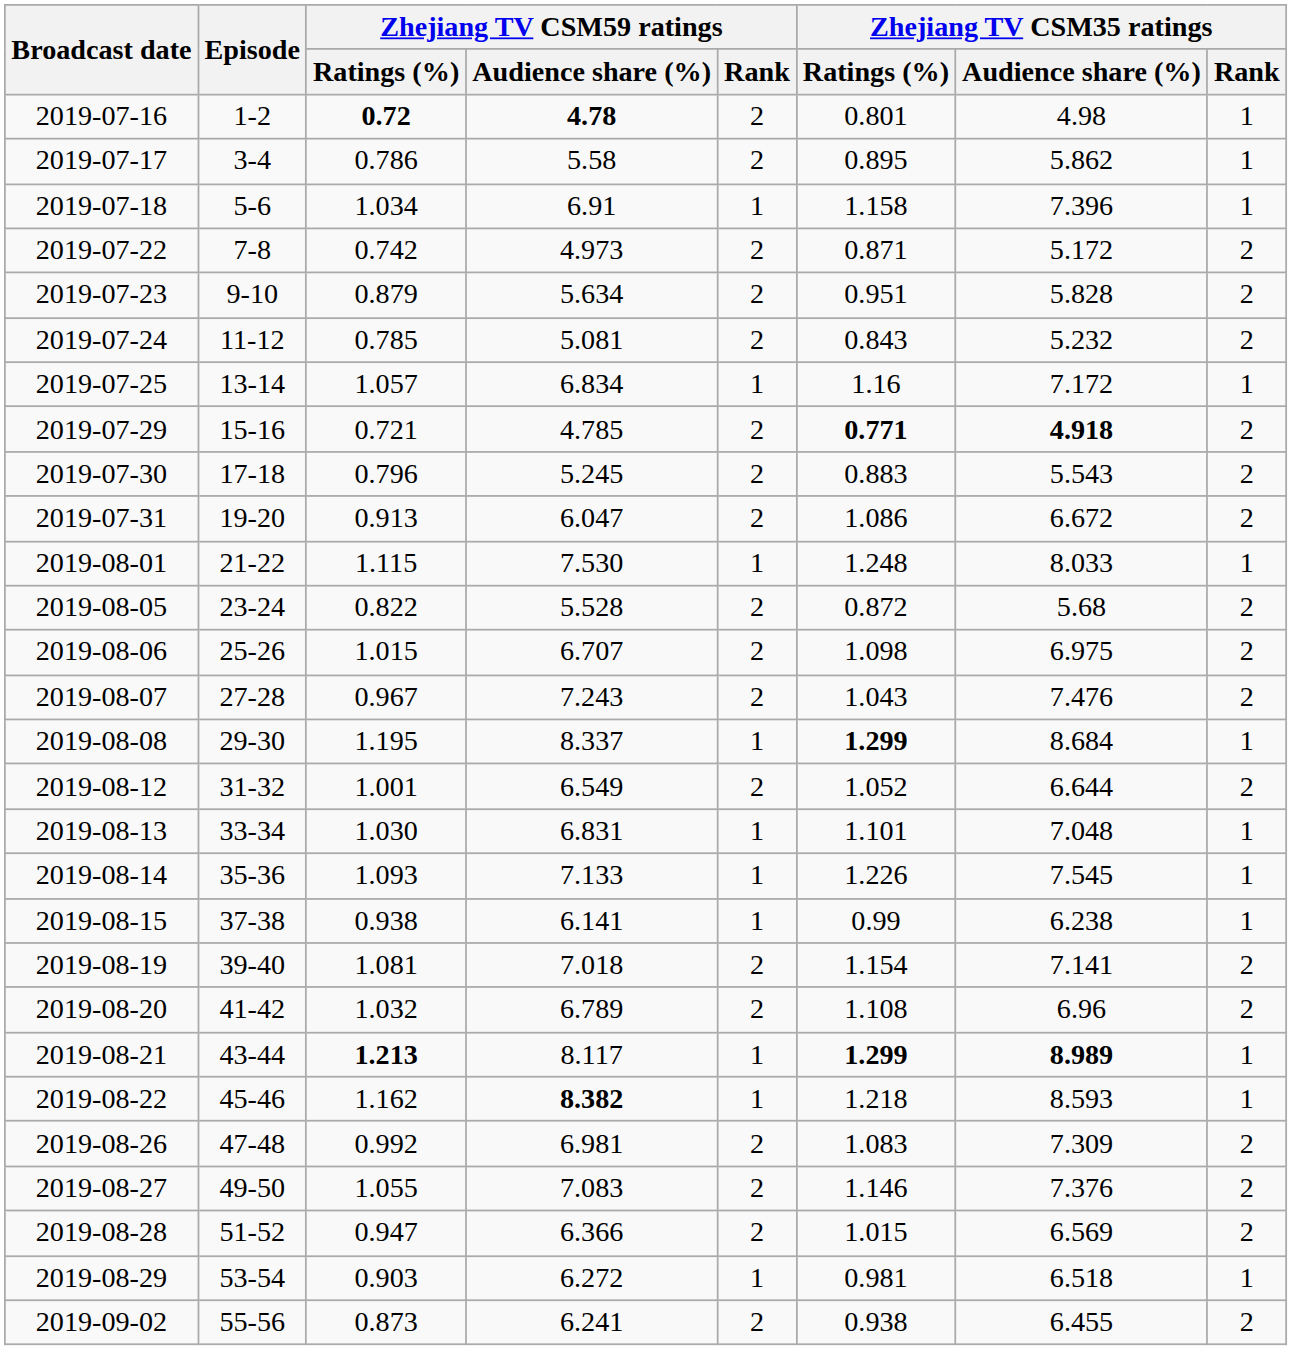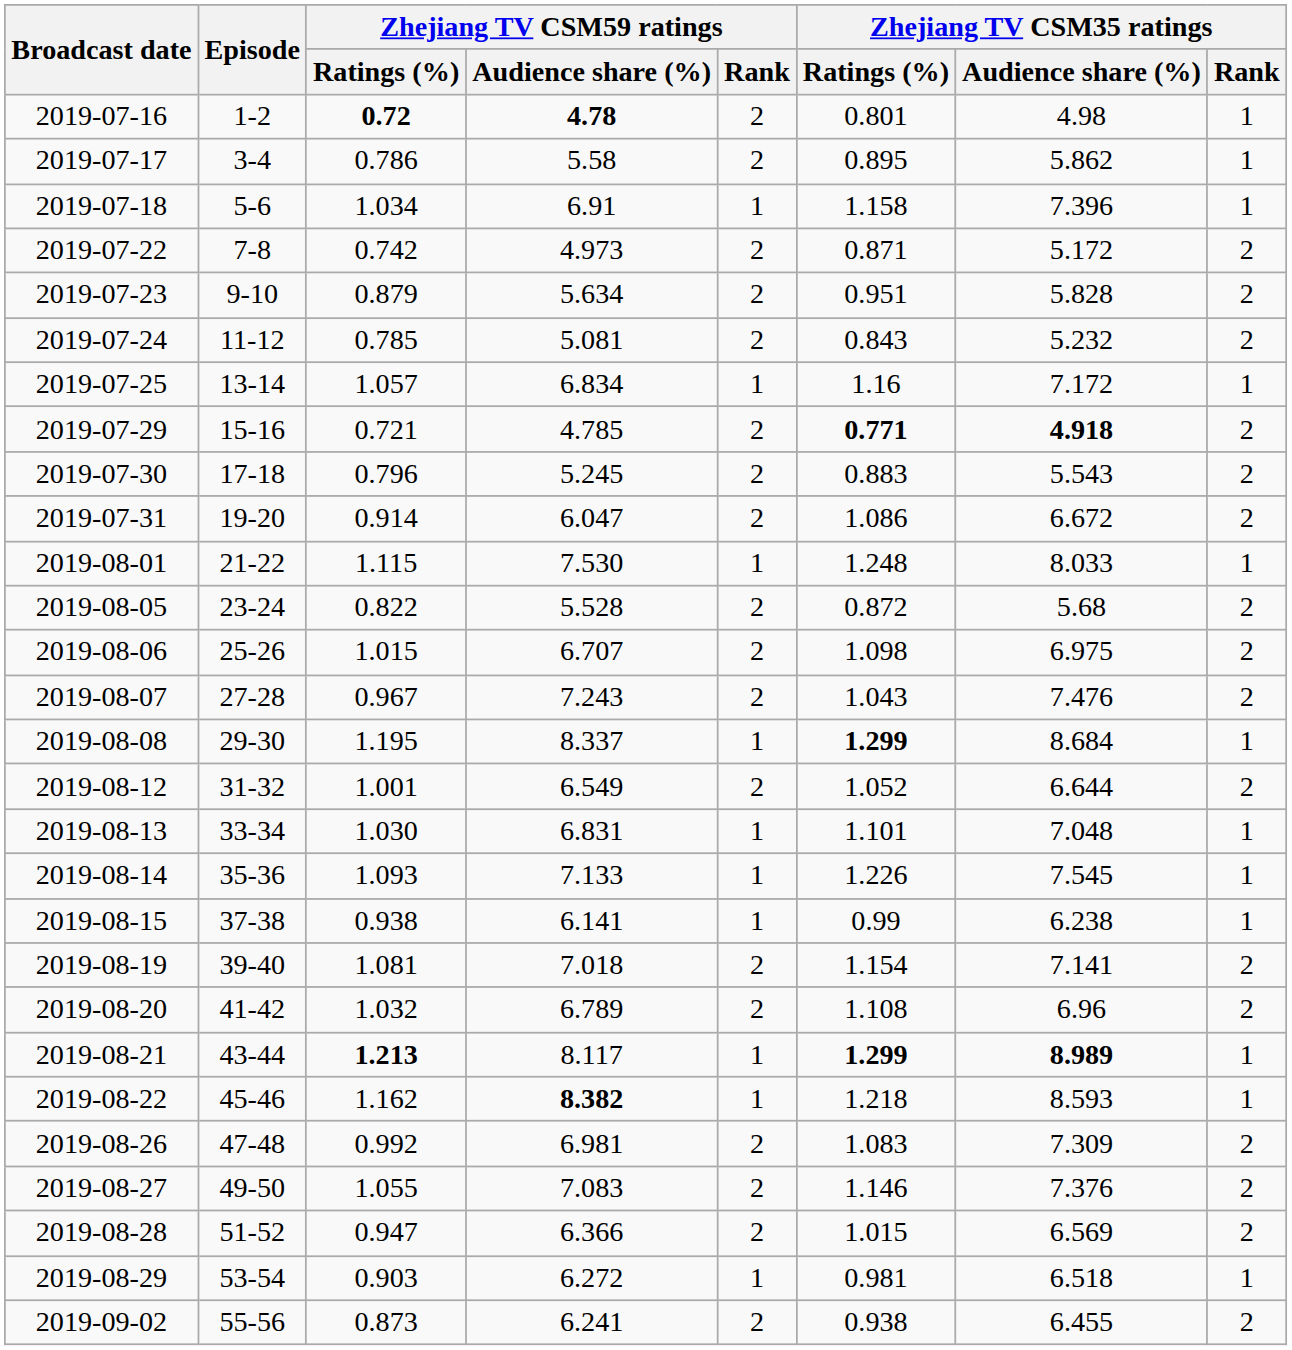(386, 518) 0.913 -> (386, 518) 0.914
